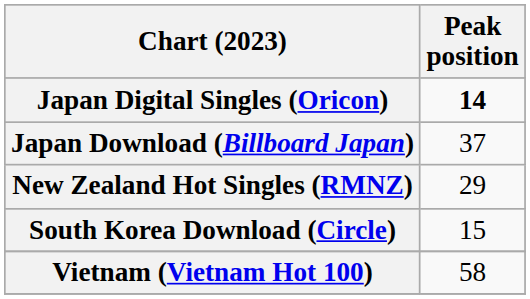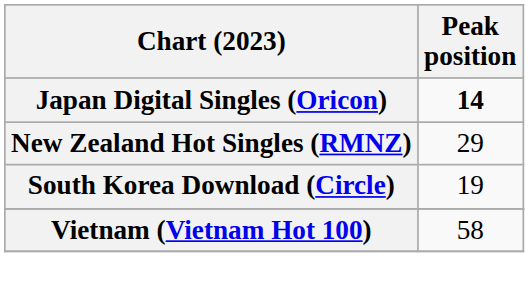- row: (213, 142)
(473, 229) 15 -> (470, 186) 19
